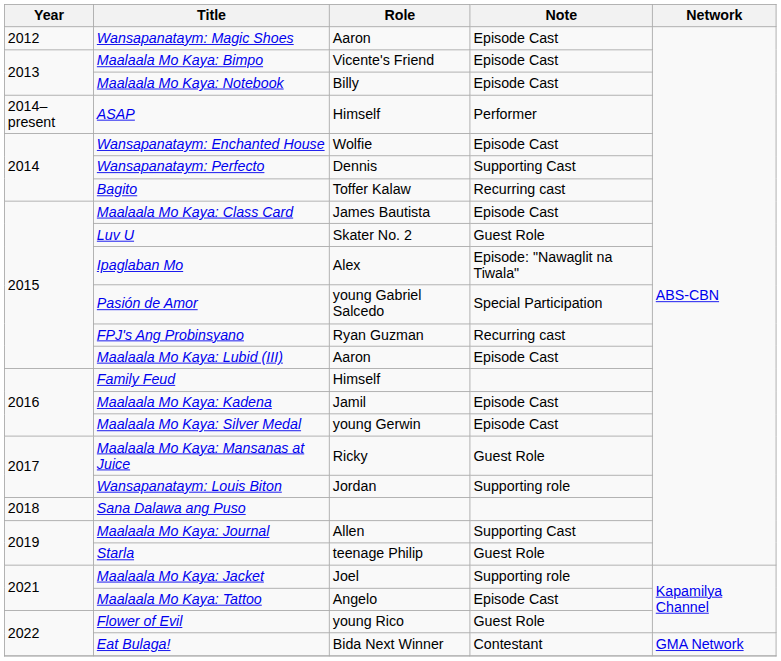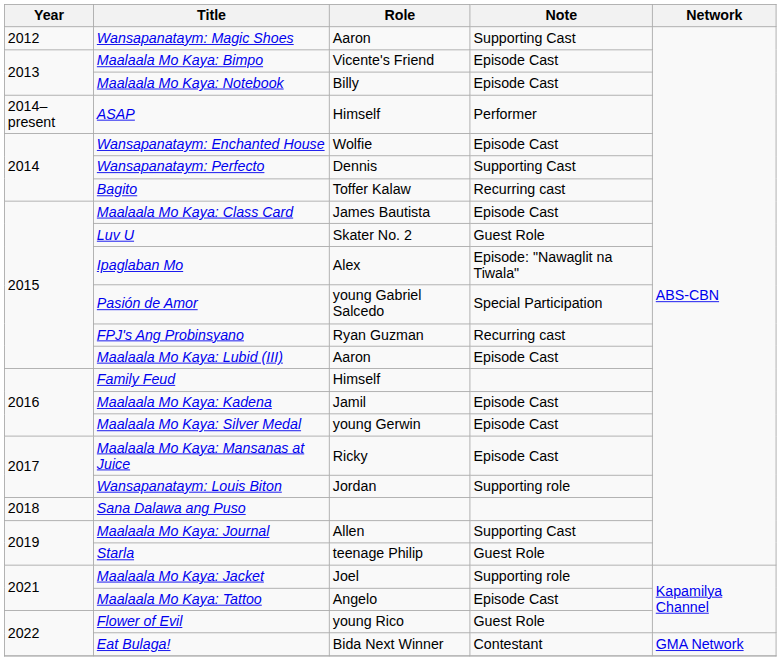(516, 38) Episode Cast -> (525, 38) Supporting Cast
(509, 455) Guest Role -> (516, 455) Episode Cast
